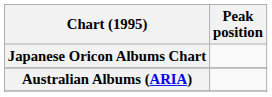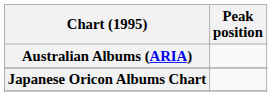rows swapped: (107, 79) <-> (107, 56)
